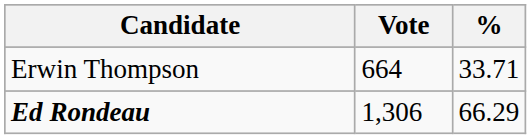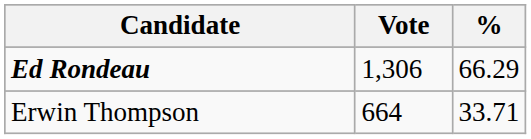rows swapped: (81, 111) <-> (105, 68)
